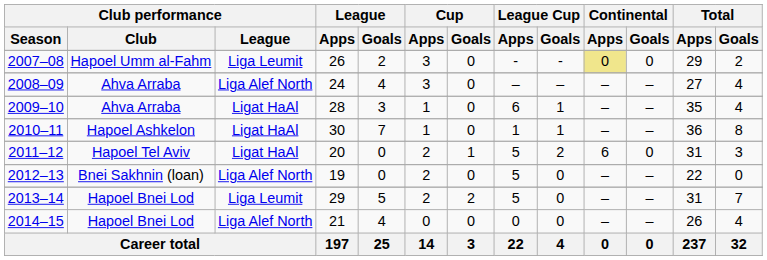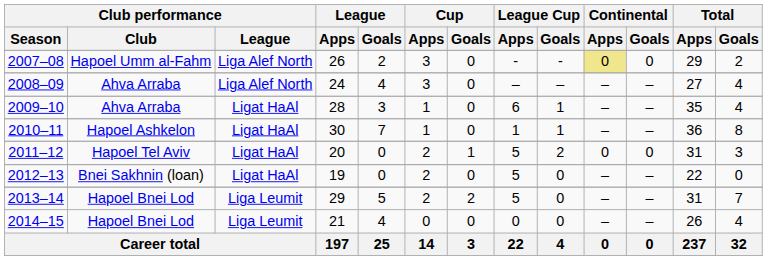(265, 61) Liga Leumit -> (265, 61) Liga Alef North
(605, 152) 6 -> (605, 152) 0
(265, 175) Liga Alef North -> (265, 175) Ligat HaAl
(265, 221) Liga Alef North -> (265, 221) Liga Leumit
